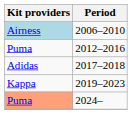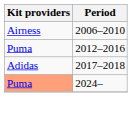(24, 30) lightblue background -> (24, 30) no background
- row: (100, 83)
